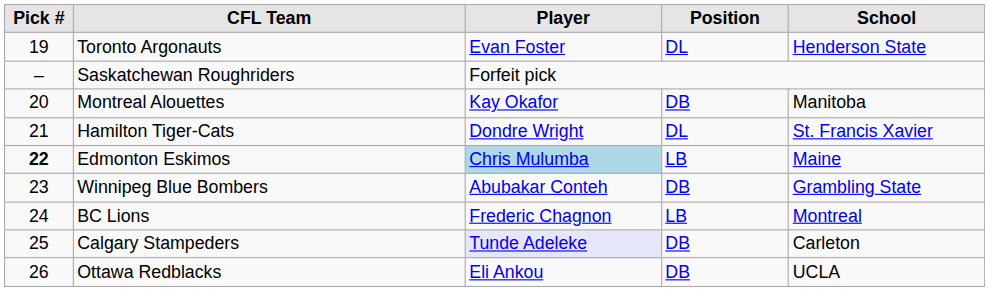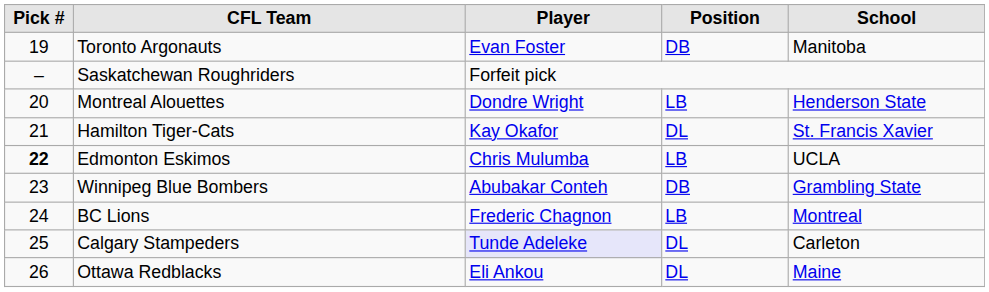(677, 46) DL -> (678, 46) DB
(859, 46) Henderson State -> (829, 46) Manitoba
(514, 103) Kay Okafor -> (526, 103) Dondre Wright
(678, 103) DB -> (676, 103) LB
(829, 103) Manitoba -> (859, 103) Henderson State
(526, 131) Dondre Wright -> (514, 131) Kay Okafor
(529, 159) lightblue background -> (529, 159) no background
(817, 159) Maine -> (816, 159) UCLA
(678, 243) DB -> (677, 243) DL
(678, 272) DB -> (677, 272) DL
(816, 272) UCLA -> (817, 272) Maine
